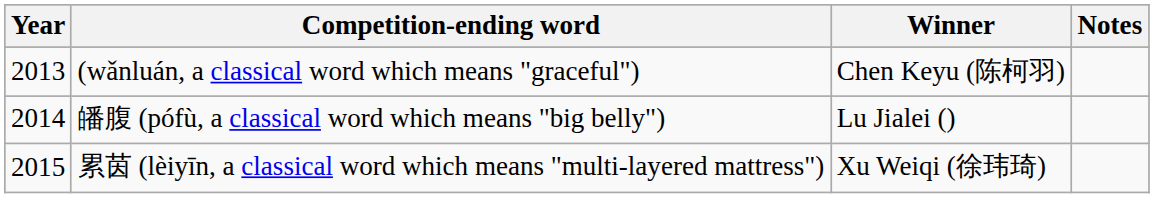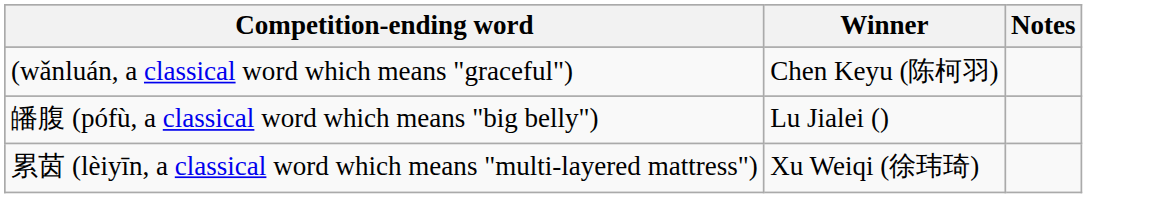- column: (38, 25)
